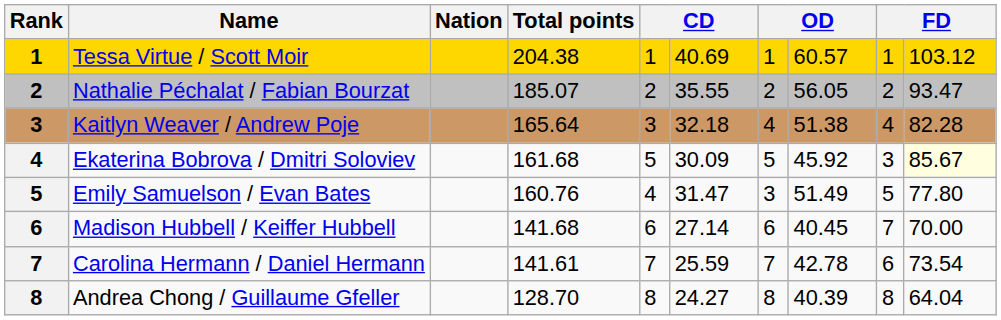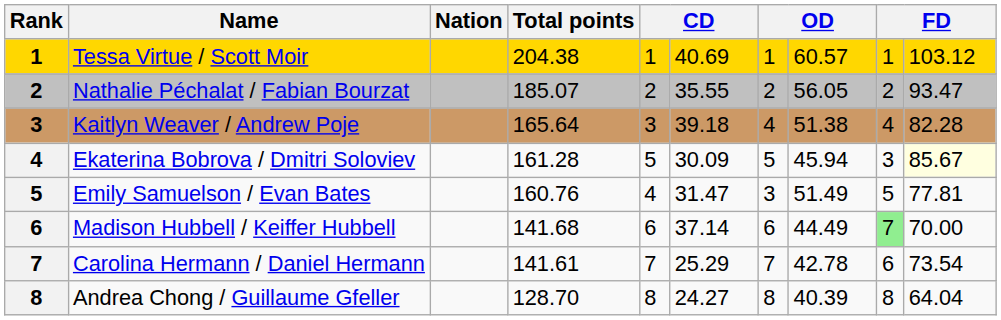(702, 125) 32.18 -> (702, 125) 39.18
(546, 159) 161.68 -> (546, 159) 161.28
(821, 159) 45.92 -> (821, 159) 45.94
(936, 194) 77.80 -> (936, 194) 77.81
(702, 228) 27.14 -> (702, 228) 37.14
(821, 228) 40.45 -> (821, 228) 44.49
(888, 228) no background -> (888, 228) lightgreen background
(702, 263) 25.59 -> (702, 263) 25.29
